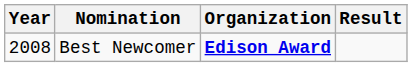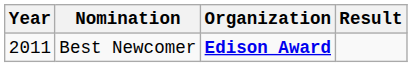(30, 48) 2008 -> (30, 48) 2011
